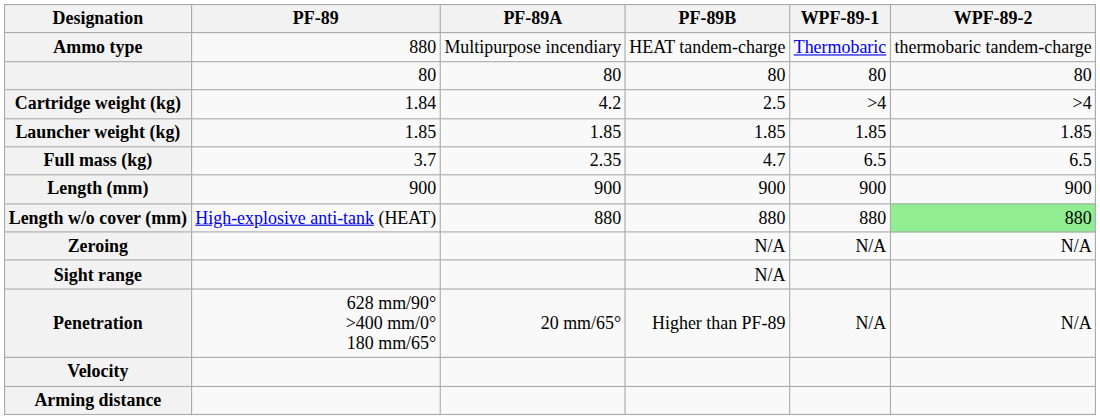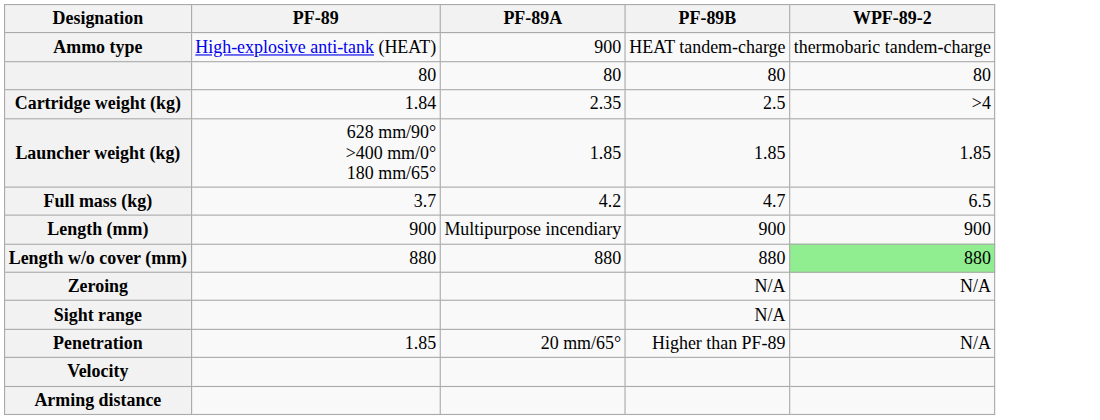- column: (840, 18)
(423, 47) 880 -> (316, 47) High-explosive anti-tank (HEAT)
(533, 47) Multipurpose incendiary -> (608, 47) 900
(610, 103) 4.2 -> (605, 103) 2.35
(420, 132) 1.85 -> (391, 152) 628 mm/90° >400 mm/0° 180 mm/65°
(605, 160) 2.35 -> (610, 201) 4.2
(608, 189) 900 -> (533, 229) Multipurpose incendiary
(316, 217) High-explosive anti-tank (HEAT) -> (423, 257) 880
(391, 323) 628 mm/90° >400 mm/0° 180 mm/65° -> (420, 343) 1.85
